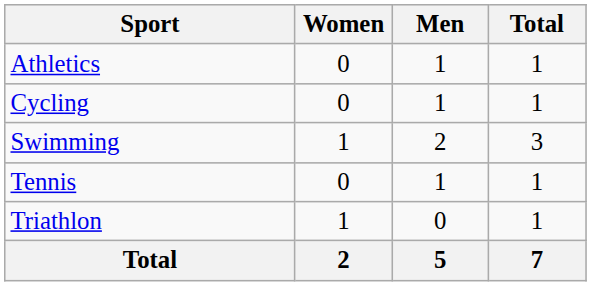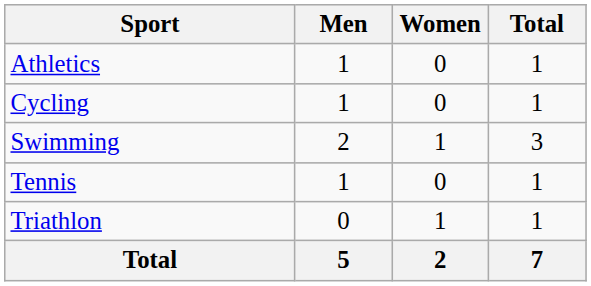columns swapped: (440, 24) <-> (344, 24)
